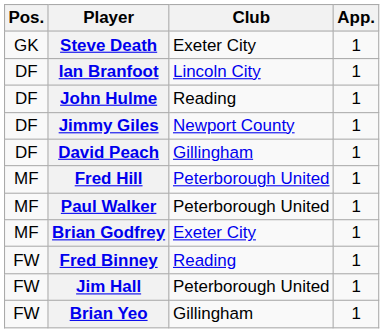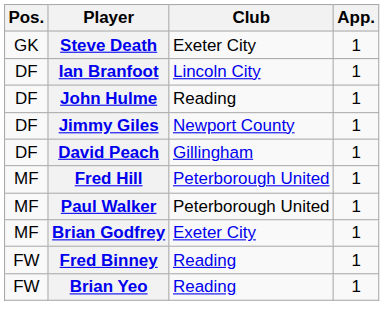- row: (109, 286)
(213, 313) Gillingham -> (205, 286) Reading
